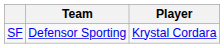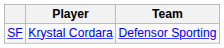columns swapped: (174, 14) <-> (77, 14)
